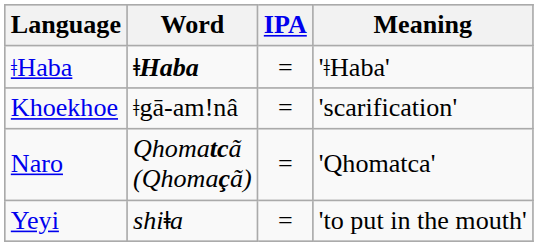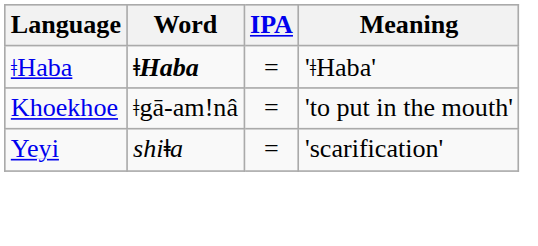(388, 107) 'scarification' -> (409, 107) 'to put in the mouth'
- row: (37, 163)
(423, 219) 'to put in the mouth' -> (374, 149) 'scarification'
